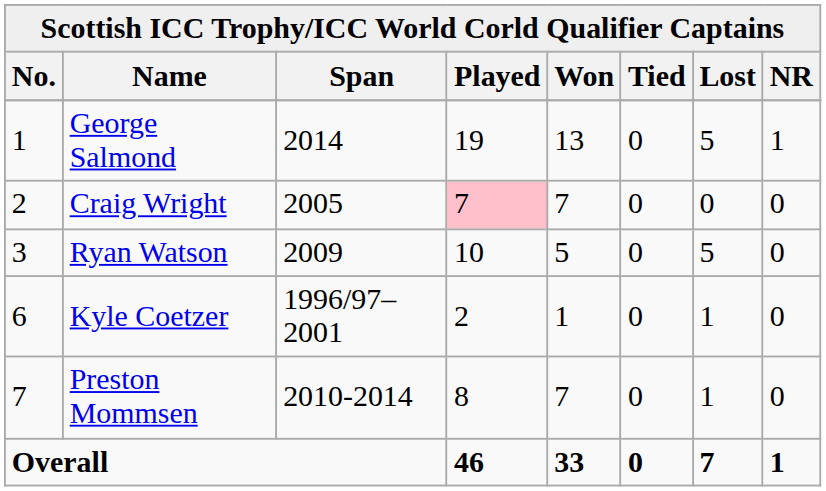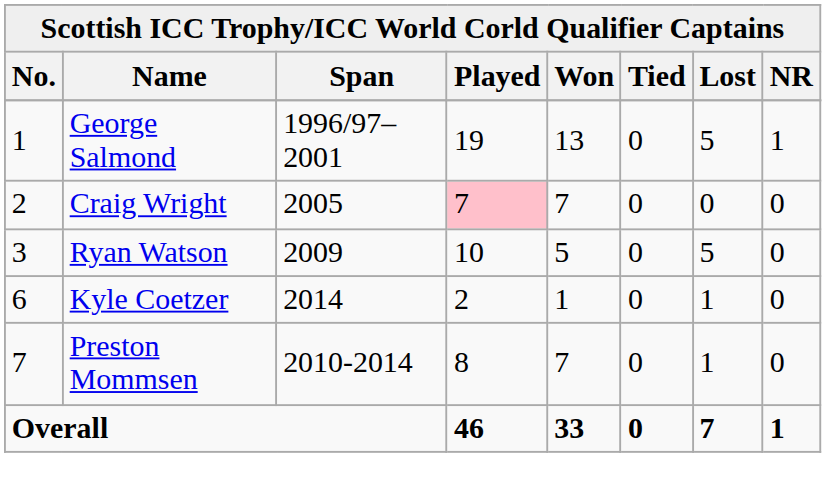(313, 139) 2014 -> (340, 139) 1996/97–2001
(340, 315) 1996/97–2001 -> (313, 299) 2014
